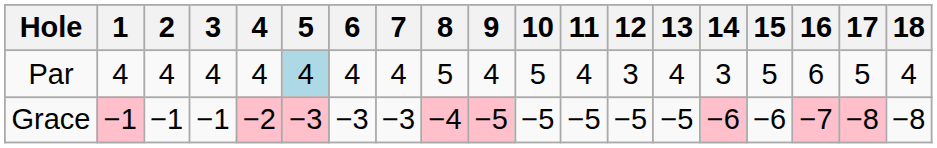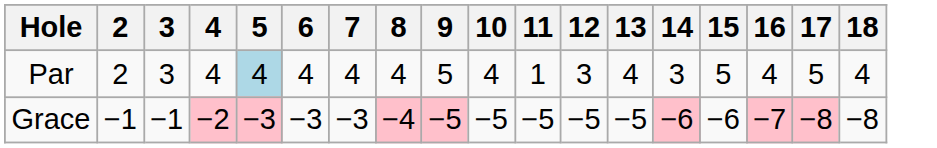- column: (120, 27)
(167, 73) 4 -> (120, 73) 2
(213, 73) 4 -> (167, 73) 3
(445, 73) 5 -> (399, 73) 4
(491, 73) 4 -> (445, 73) 5
(538, 73) 5 -> (491, 73) 4
(584, 73) 4 -> (538, 73) 1
(816, 73) 6 -> (770, 73) 4
